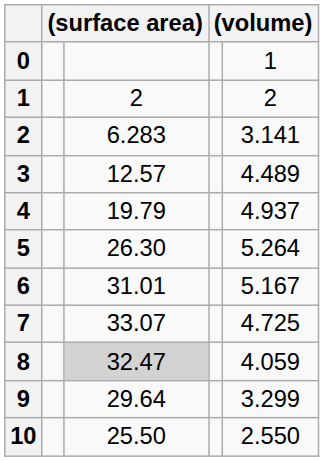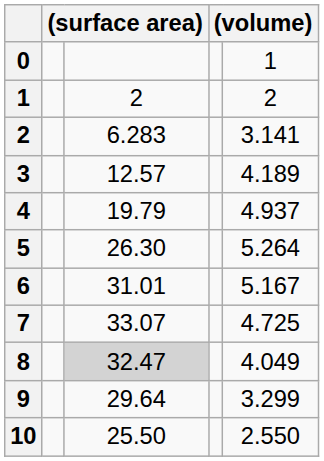(270, 173) 4.489 -> (270, 173) 4.189
(270, 361) 4.059 -> (270, 361) 4.049
